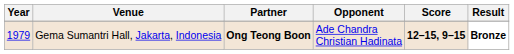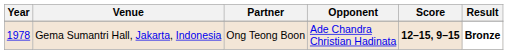(19, 36) 1979 -> (19, 36) 1978
(269, 36) bold -> (266, 36) normal
